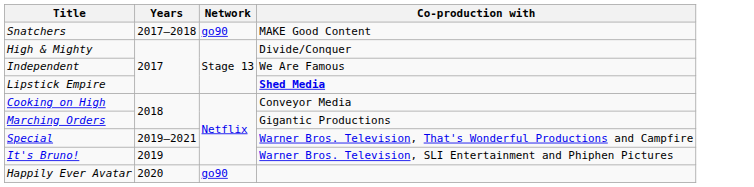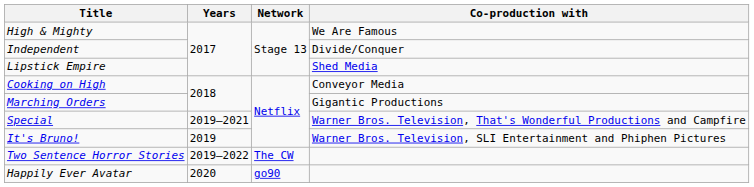- row: (37, 31)
(305, 49) Divide/Conquer -> (355, 31) We Are Famous
(302, 67) We Are Famous -> (358, 49) Divide/Conquer
(292, 85) bold -> (345, 67) normal
+ row: (96, 156)
